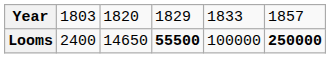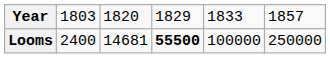(126, 41) 14650 -> (126, 41) 14681
(295, 41) bold -> (295, 41) normal
